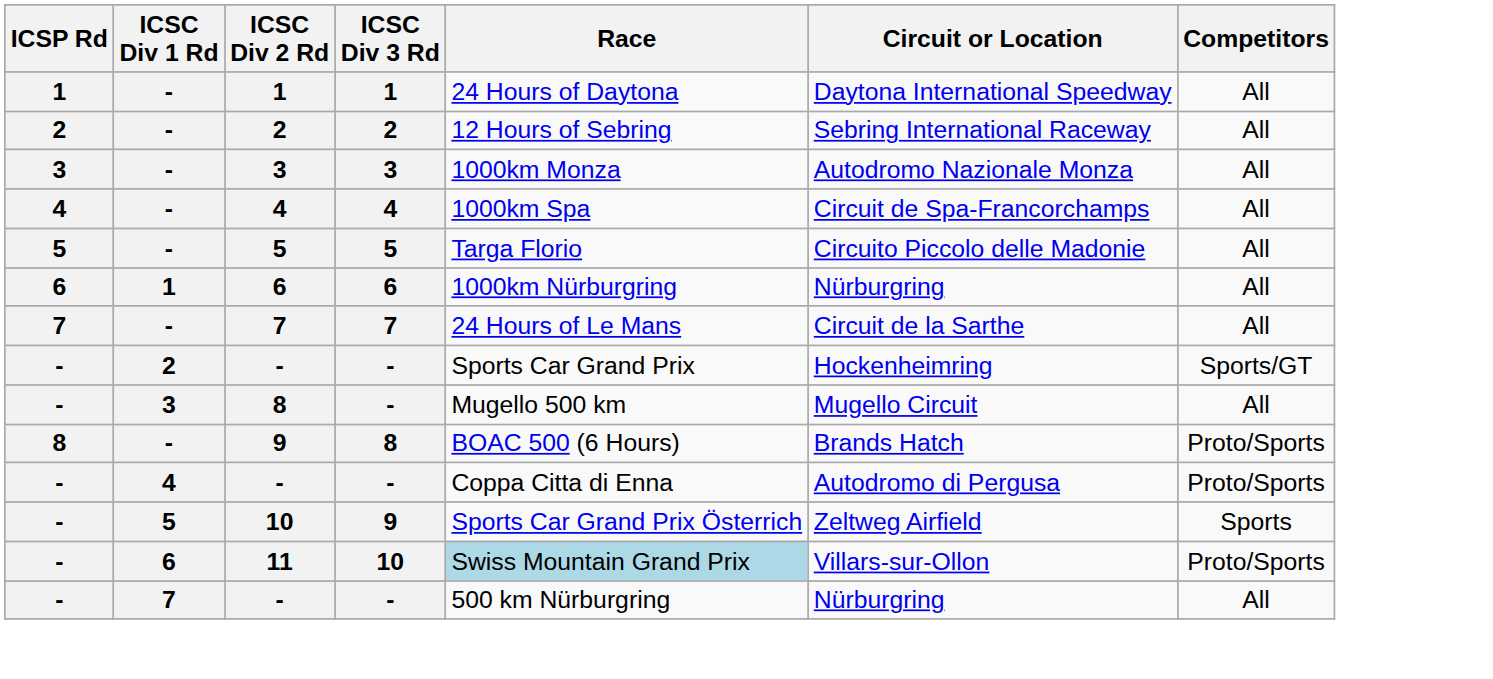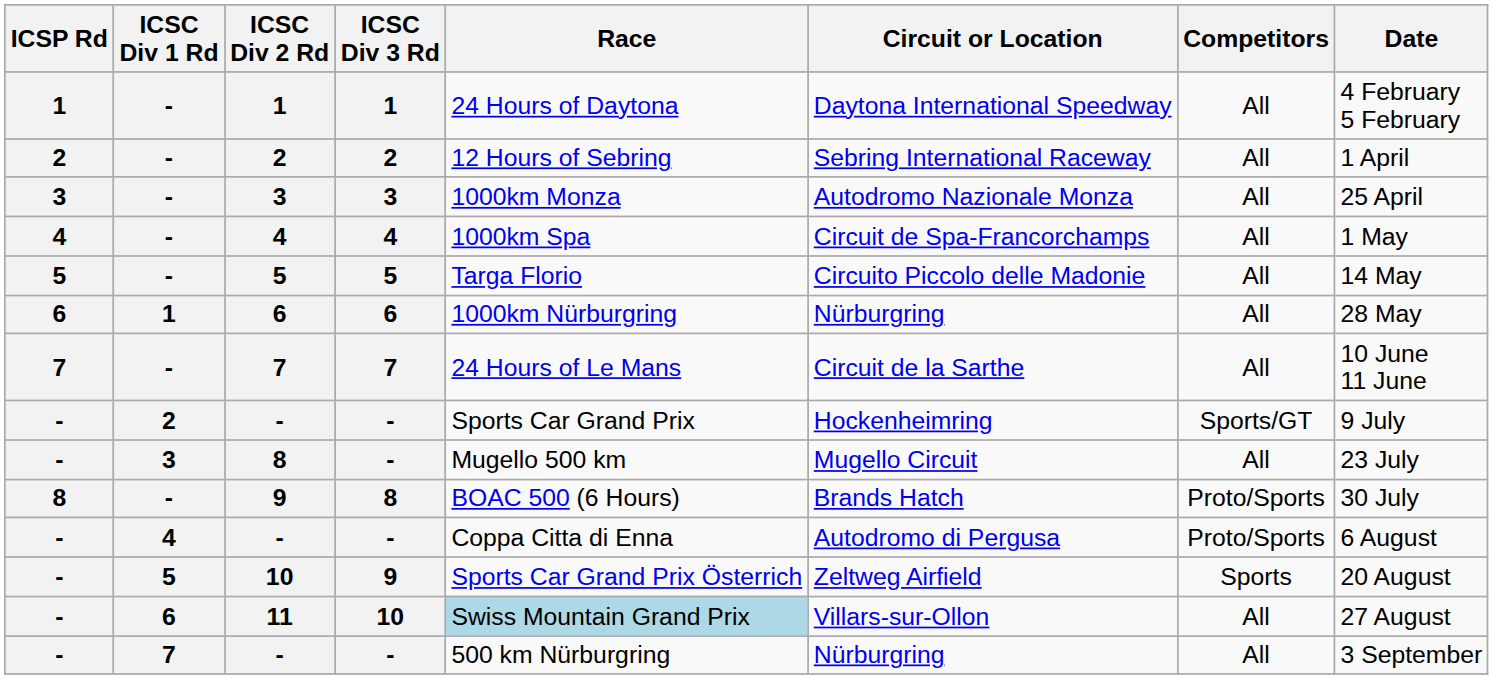+ column: (1411, 39)
(1256, 561) Proto/Sports -> (1256, 616) All
